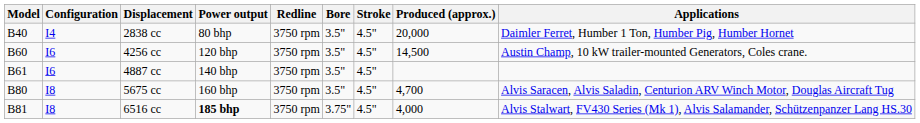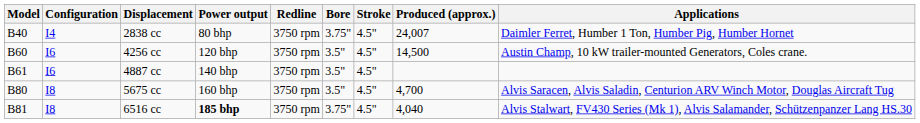(335, 33) 3.5" -> (338, 33) 3.75"
(412, 33) 20,000 -> (412, 33) 24,007
(409, 109) 4,000 -> (409, 109) 4,040
